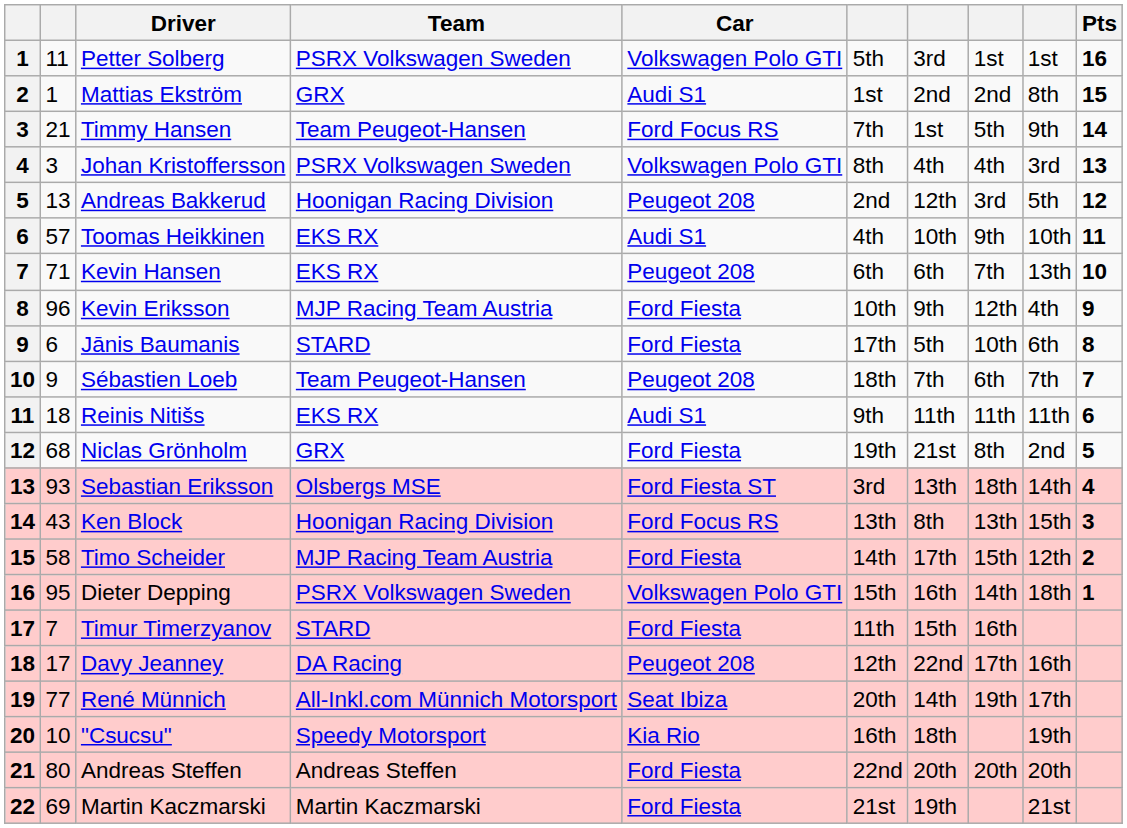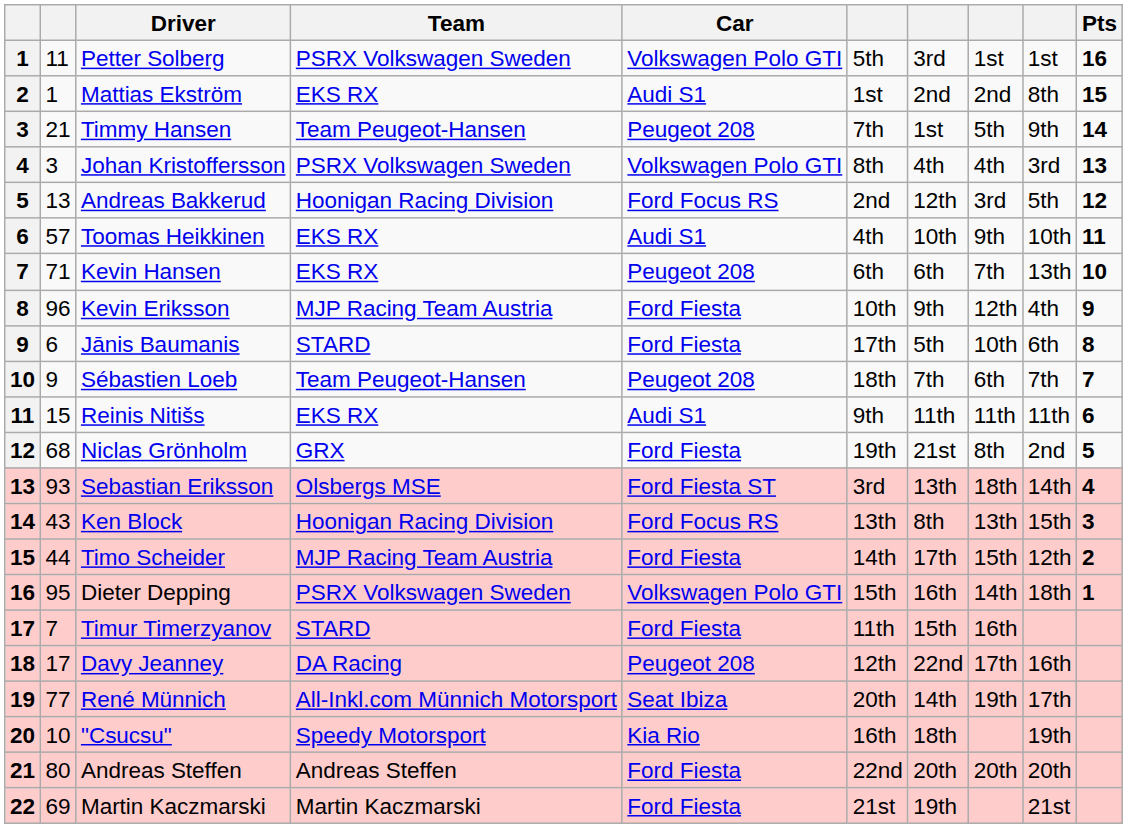(320, 94) GRX -> (337, 94) EKS RX
(703, 130) Ford Focus RS -> (691, 130) Peugeot 208
(691, 201) Peugeot 208 -> (703, 201) Ford Focus RS
(58, 414) 18 -> (58, 414) 15
(58, 557) 58 -> (58, 557) 44
